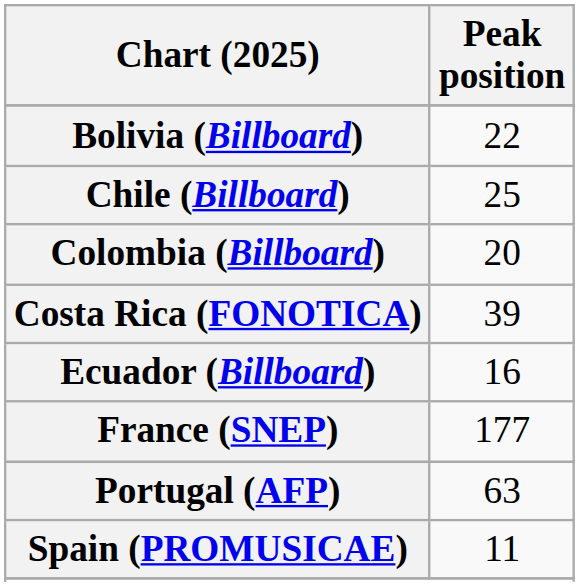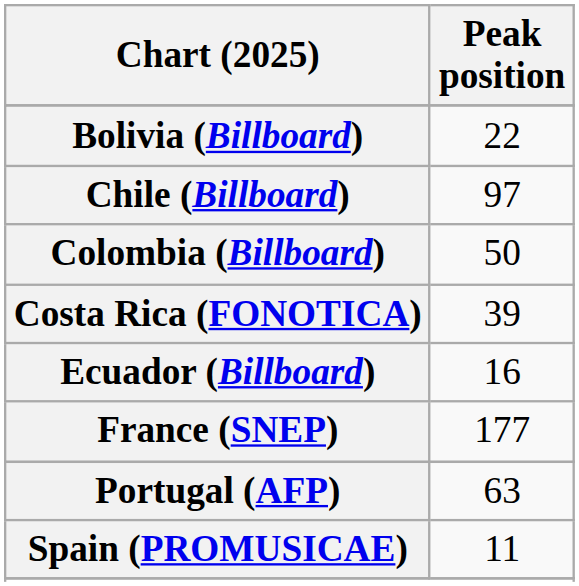(502, 194) 25 -> (502, 194) 97
(502, 253) 20 -> (502, 253) 50
